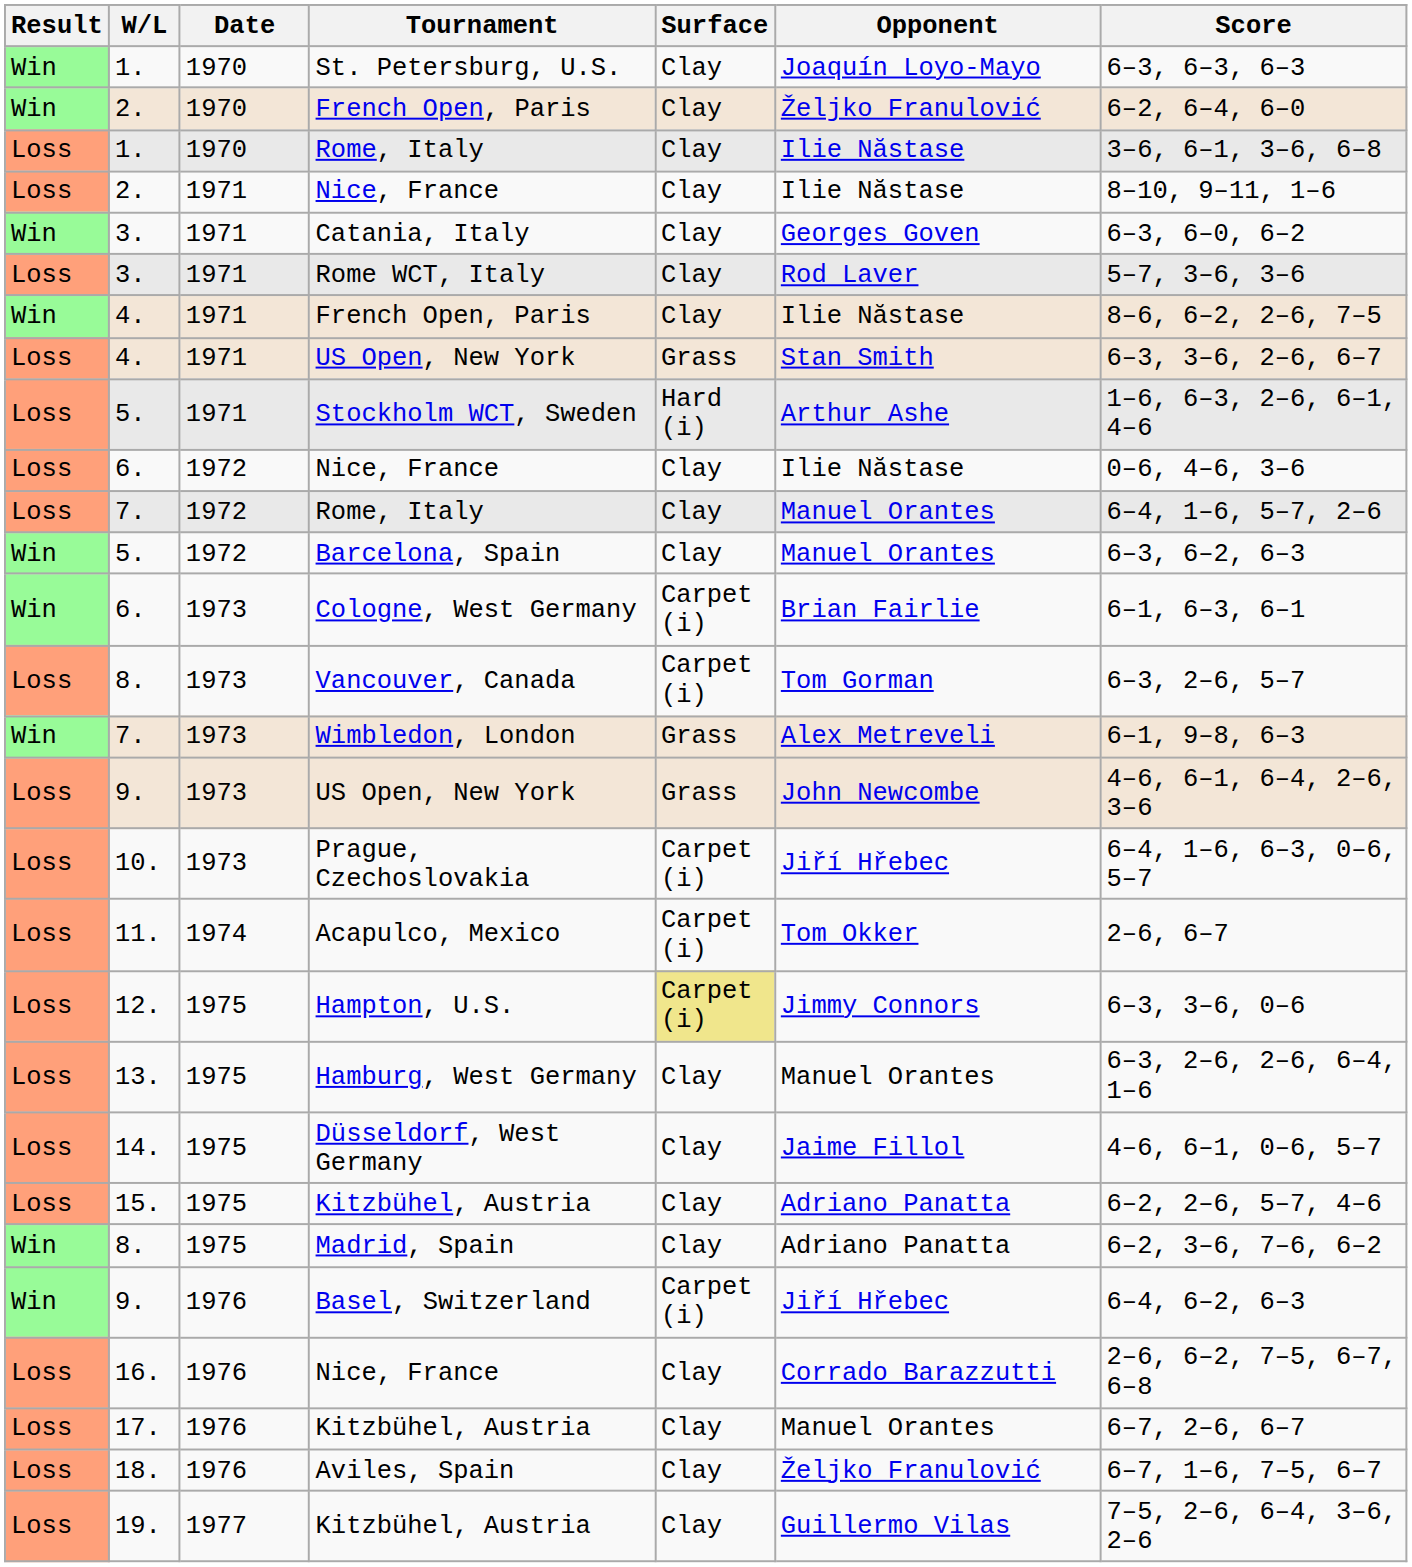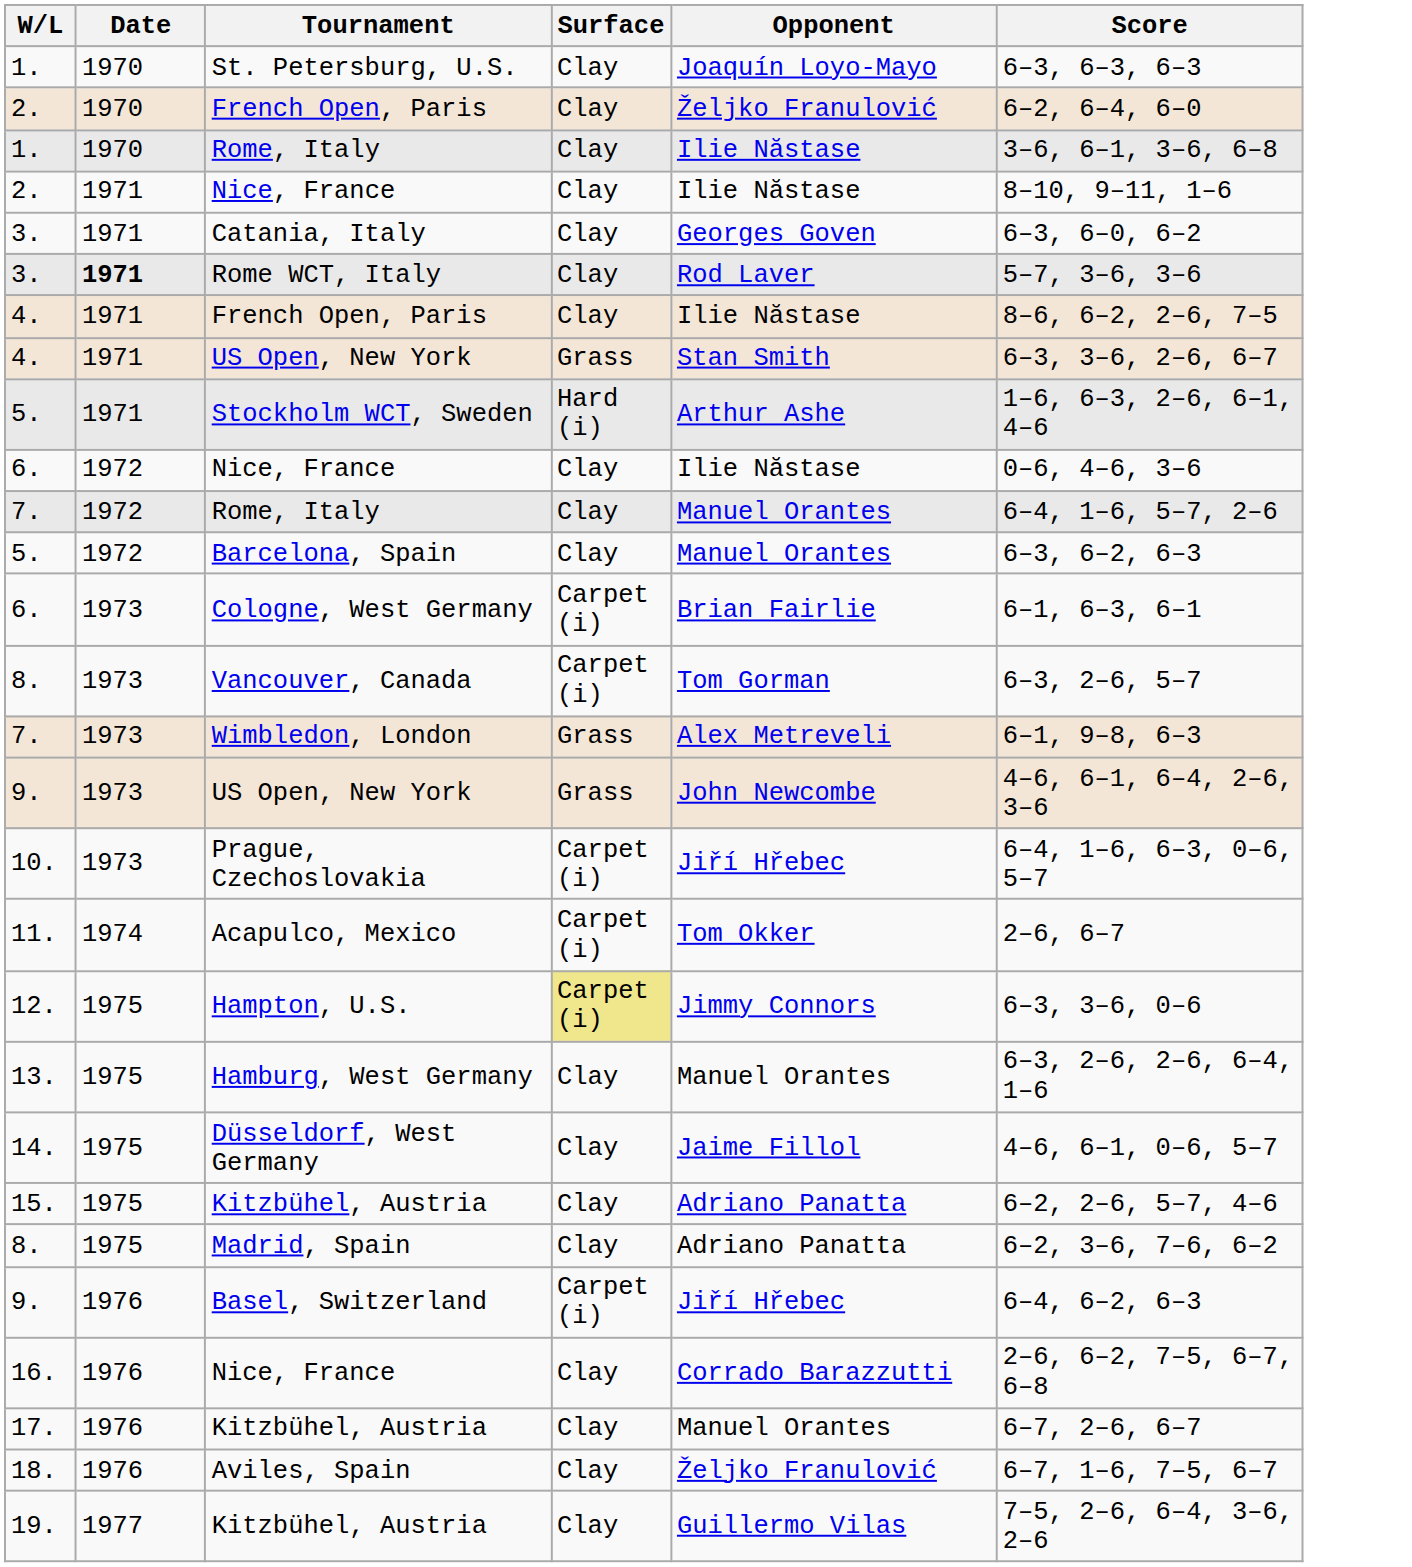- column: (57, 26)
(216, 275) normal -> (113, 275) bold
